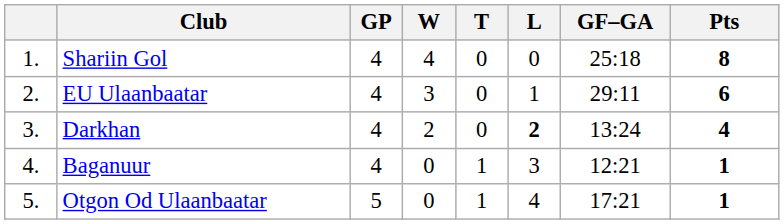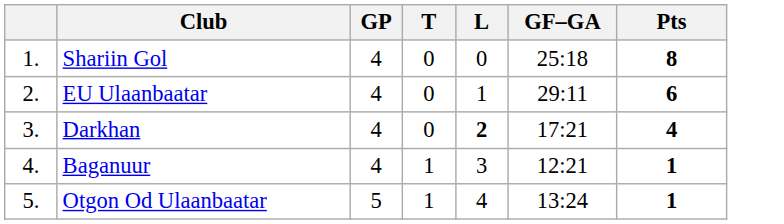- column: (429, 22)
(615, 129) 13:24 -> (562, 129) 17:21
(615, 201) 17:21 -> (562, 201) 13:24
